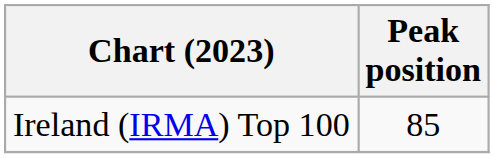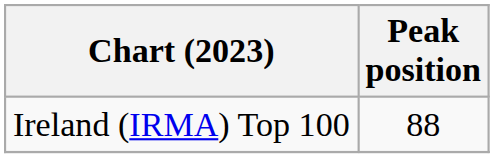(423, 123) 85 -> (423, 123) 88
